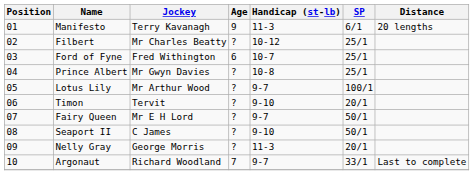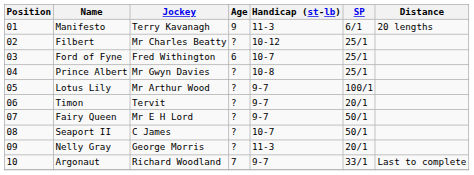(263, 102) 9-10 -> (260, 102) 9-7
(263, 132) 9-10 -> (263, 132) 10-7
